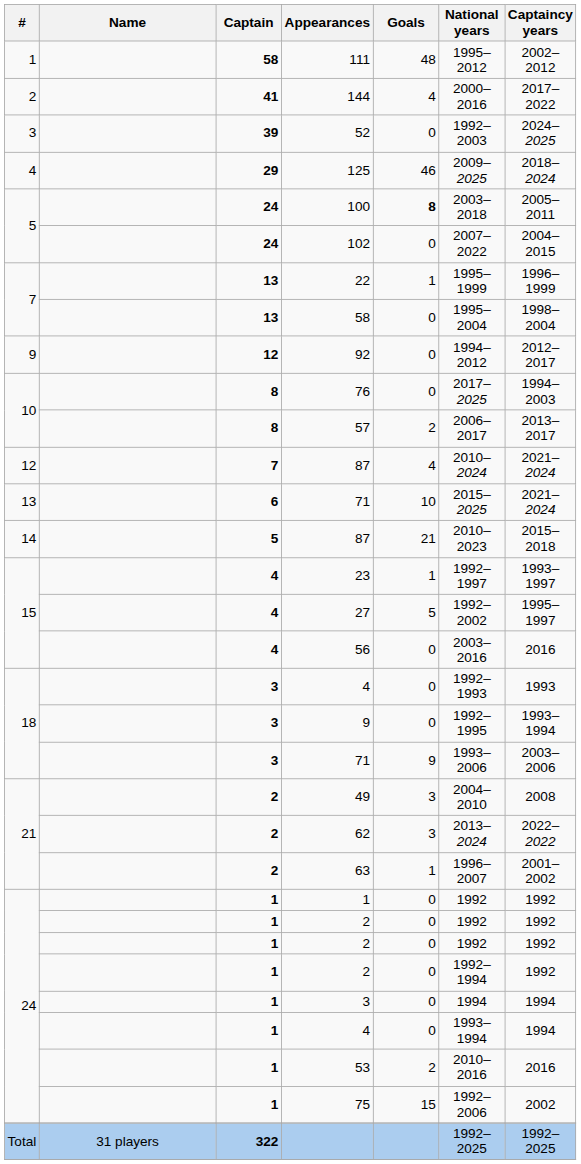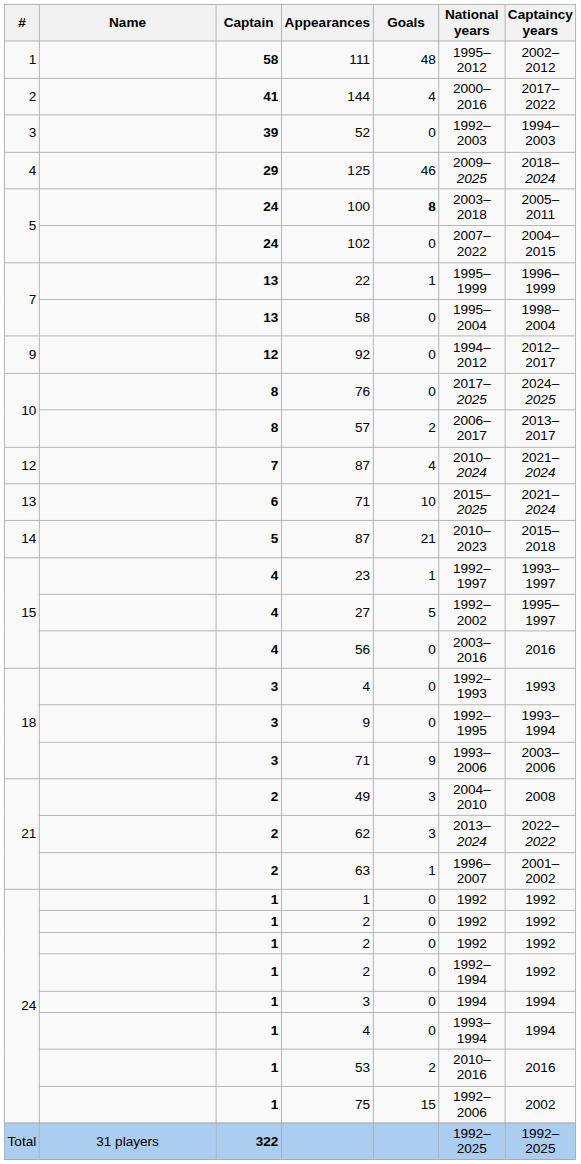(540, 133) 2024–2025 -> (540, 133) 1994–2003
(540, 391) 1994–2003 -> (540, 391) 2024–2025
